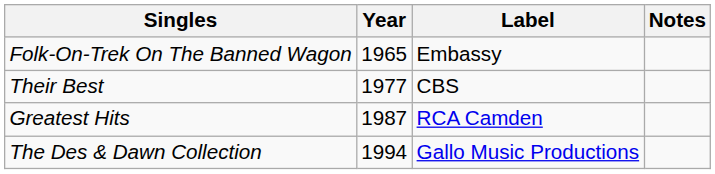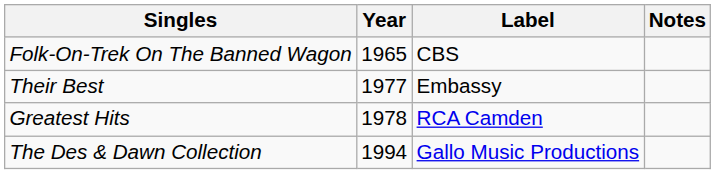(459, 53) Embassy -> (438, 53) CBS
(438, 86) CBS -> (459, 86) Embassy
(384, 119) 1987 -> (384, 119) 1978
